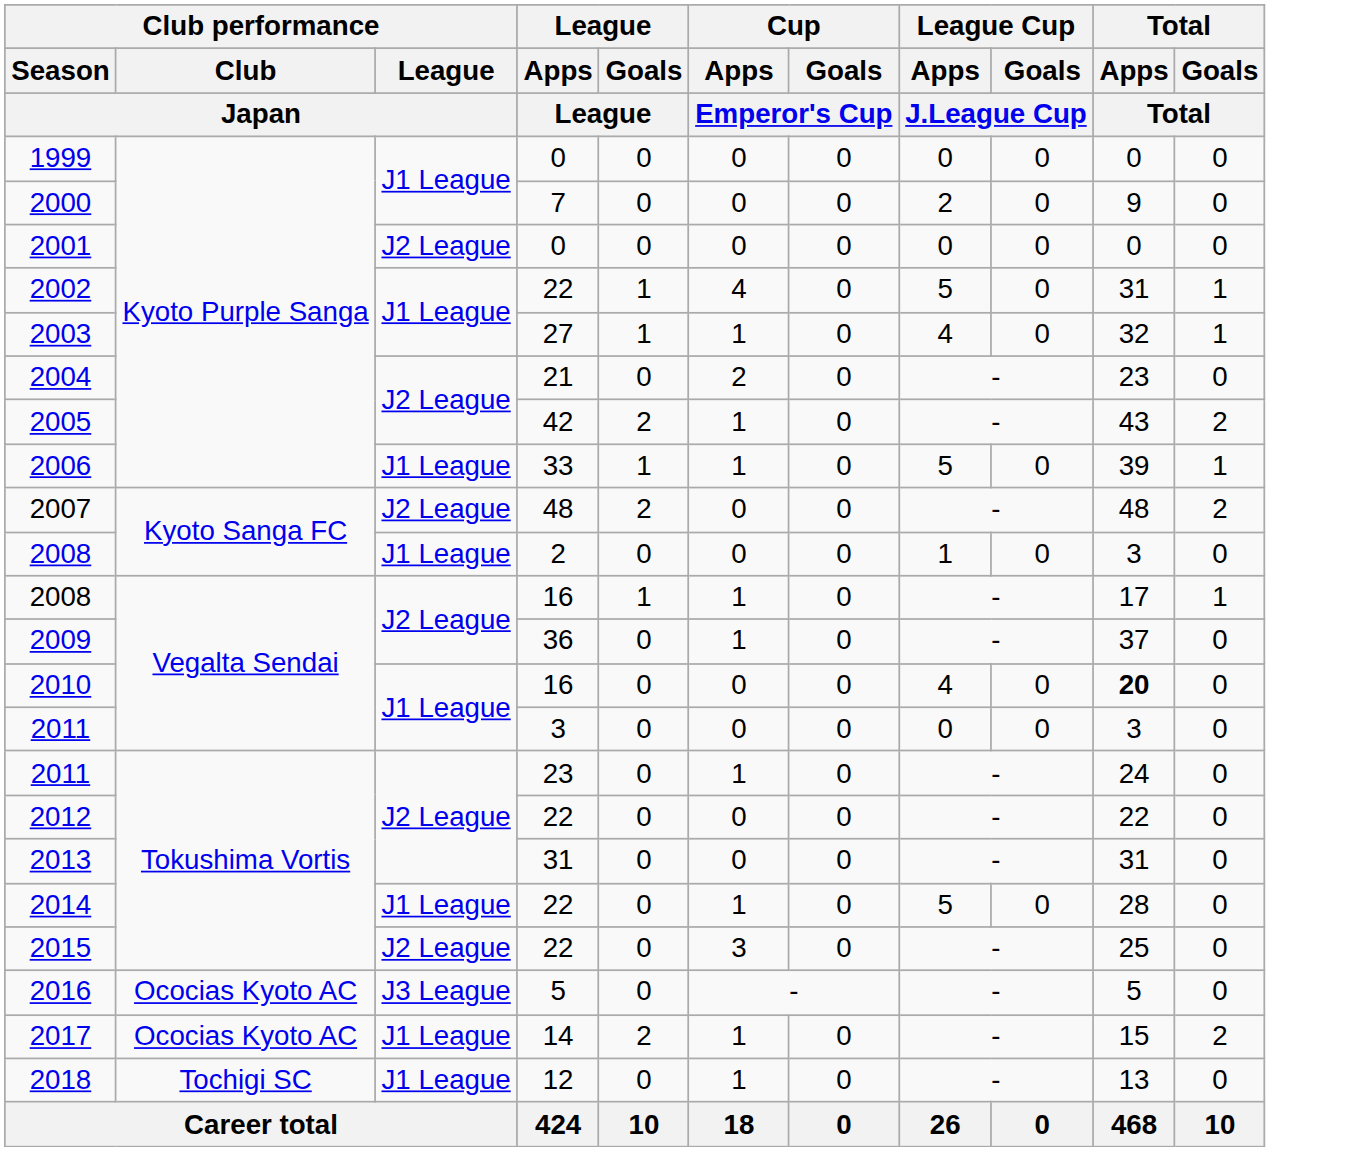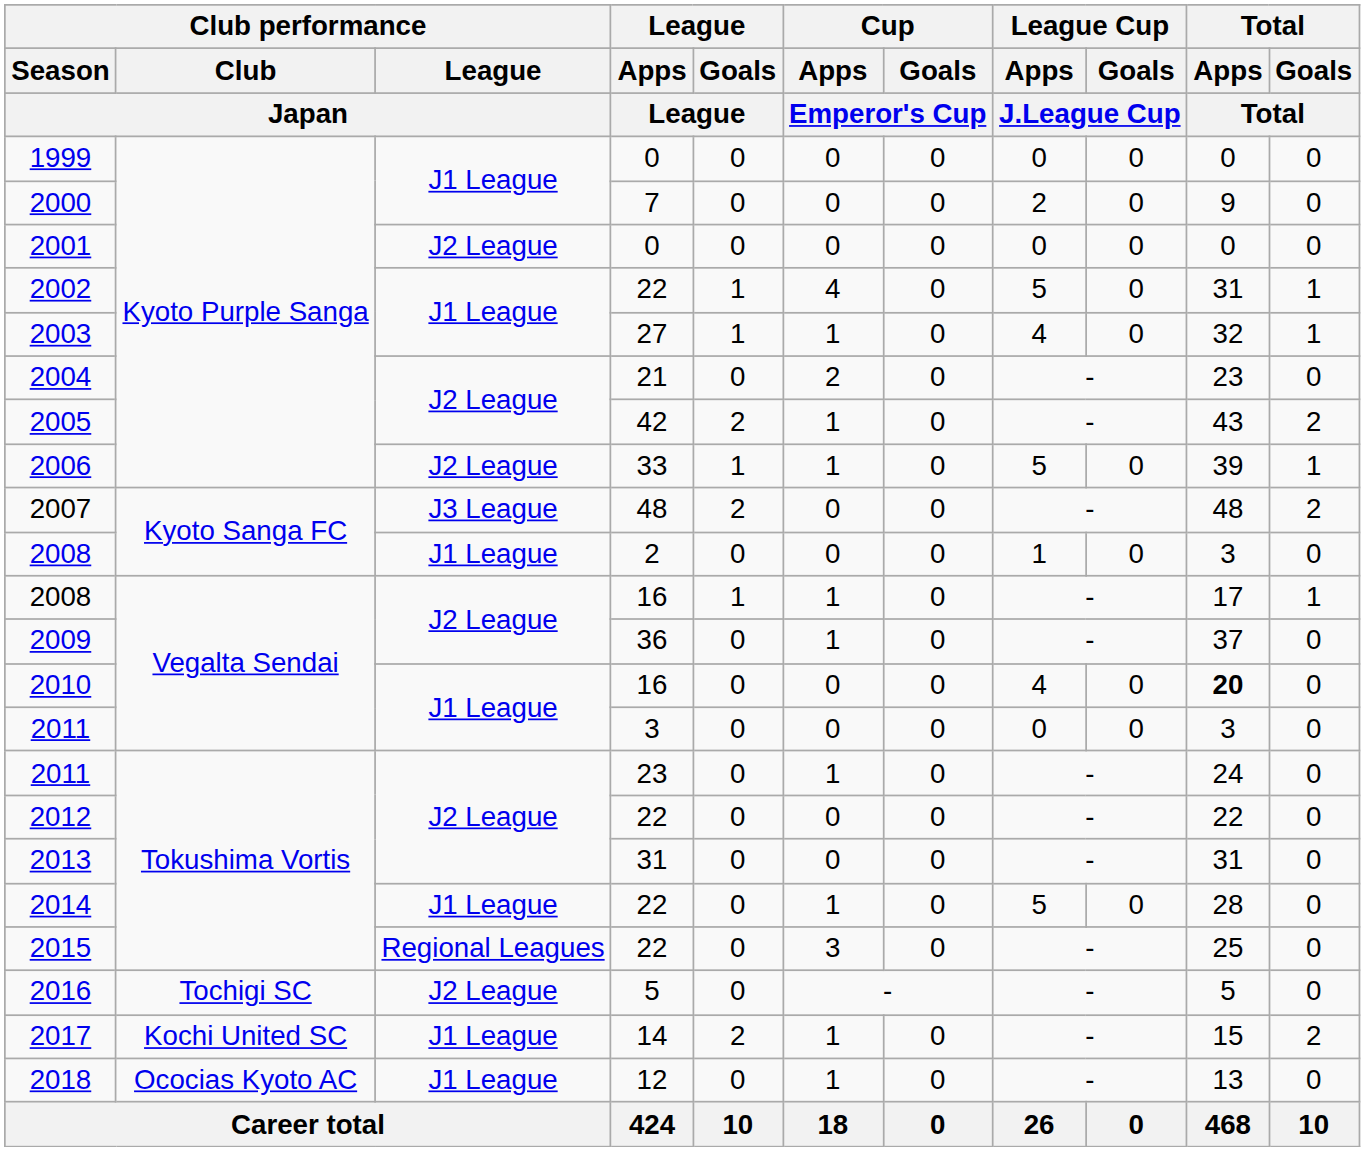(446, 465) J1 League -> (493, 465) J2 League
(446, 509) J2 League -> (493, 509) J3 League
(446, 948) J2 League -> (493, 948) Regional Leagues
(246, 992) Ococias Kyoto AC -> (246, 992) Tochigi SC
(446, 992) J3 League -> (493, 992) J2 League
(246, 1036) Ococias Kyoto AC -> (246, 1036) Kochi United SC
(246, 1080) Tochigi SC -> (246, 1080) Ococias Kyoto AC
